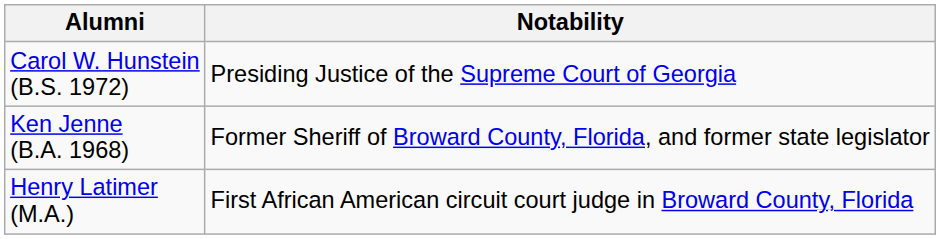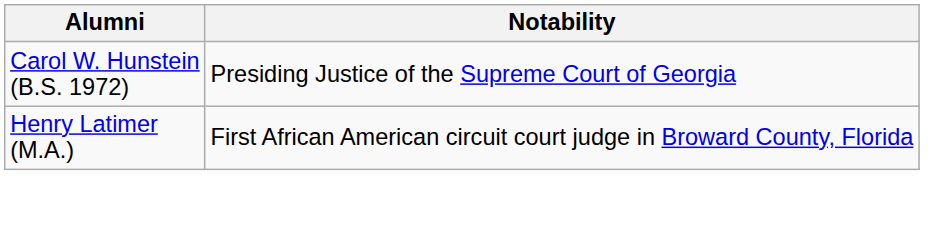- row: (70, 137)
